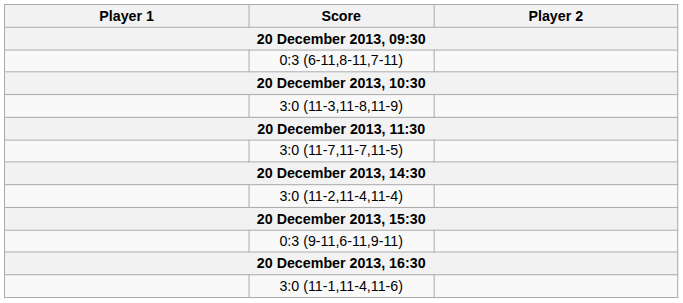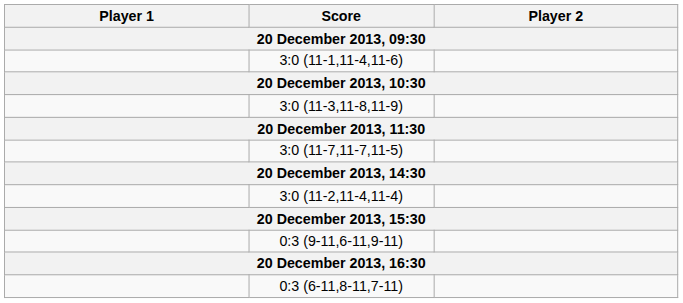rows swapped: (341, 286) <-> (341, 61)
